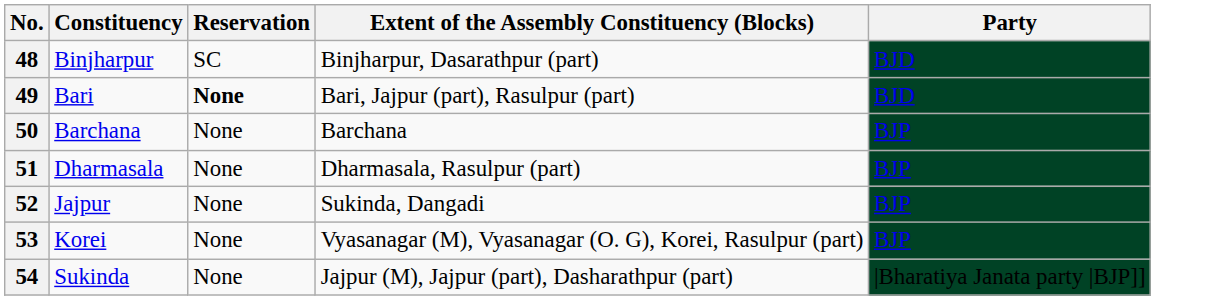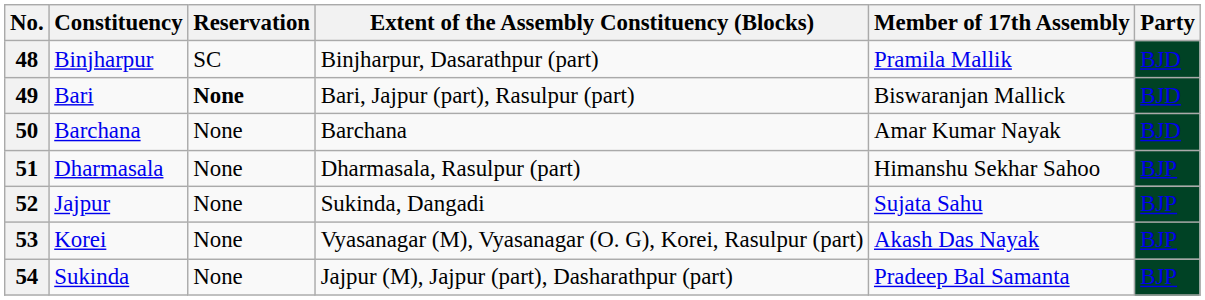+ column: (1002, 22)
(892, 131) BJP -> (1161, 131) BJD
(1010, 276) |Bharatiya Janata party |BJP]] -> (1159, 276) BJP
